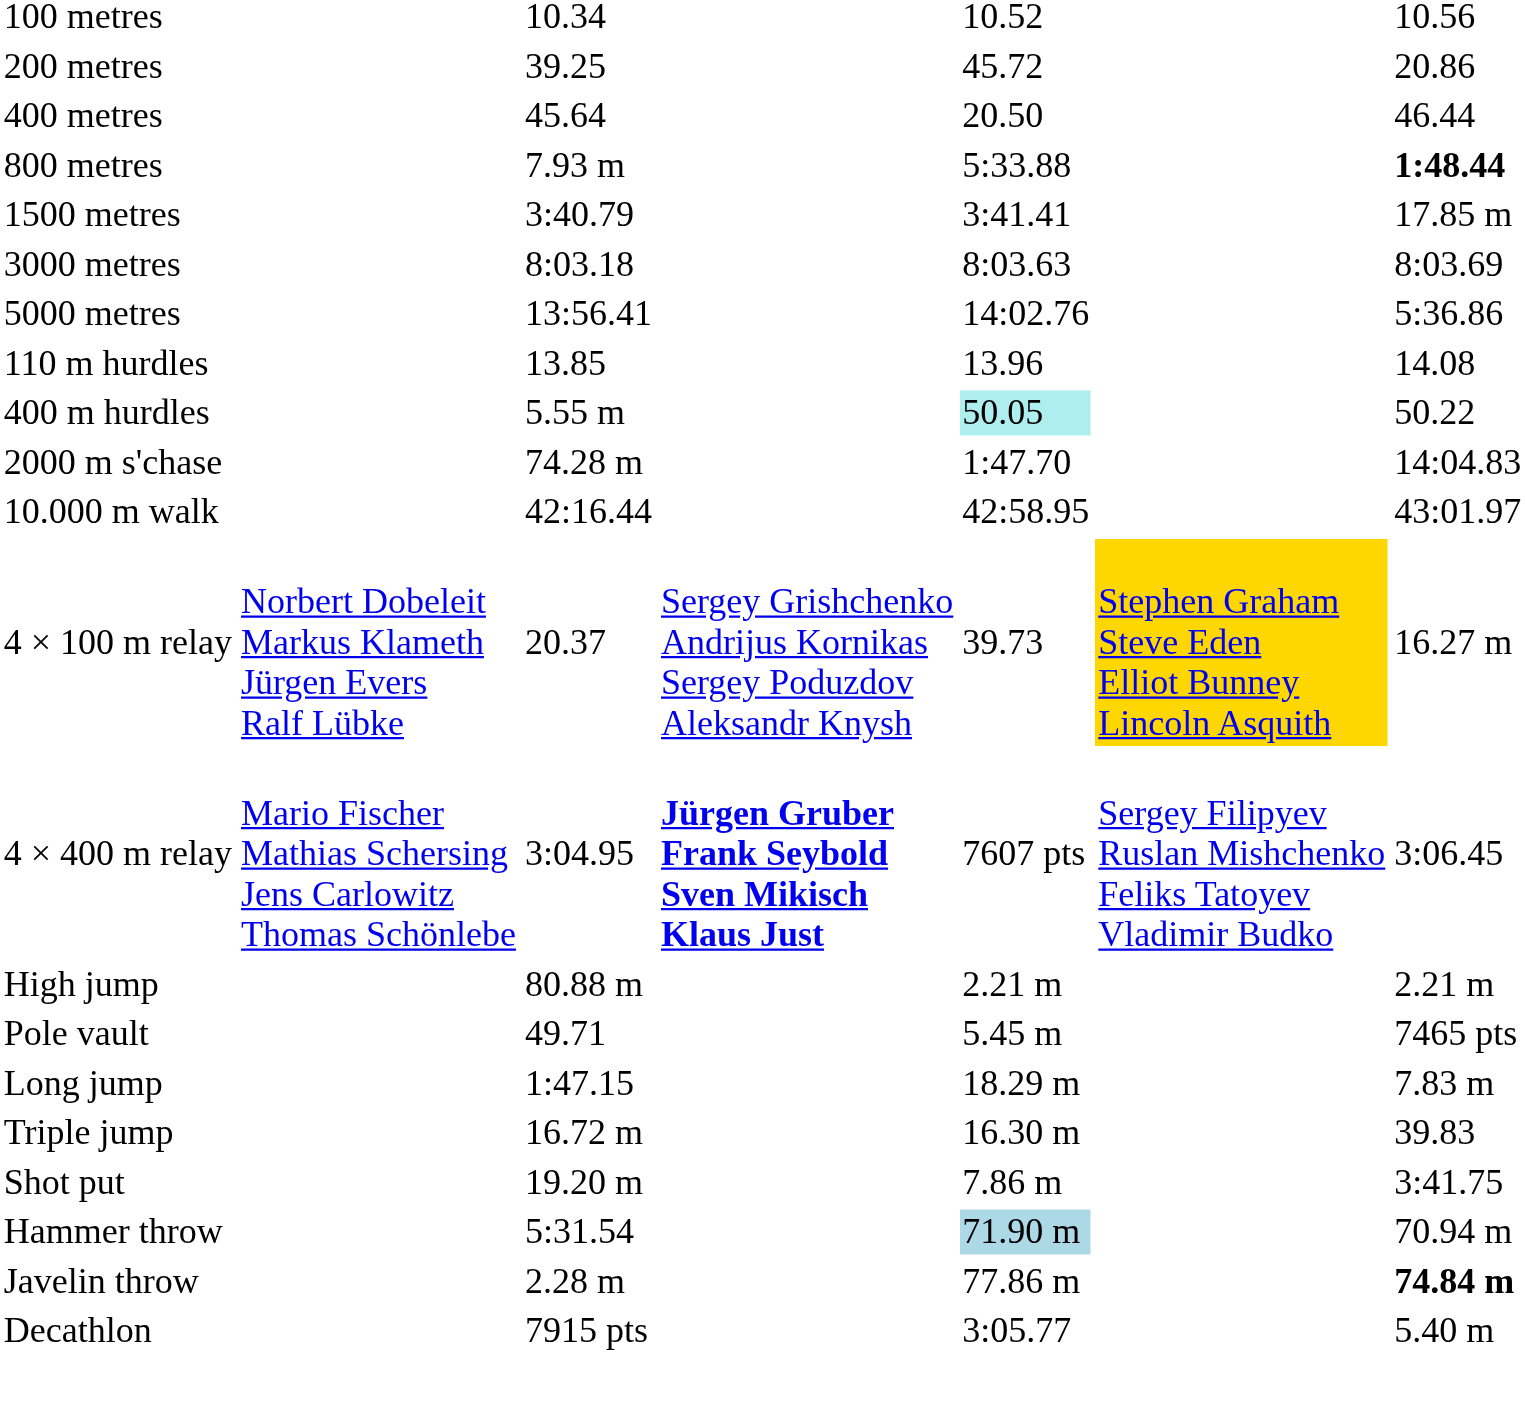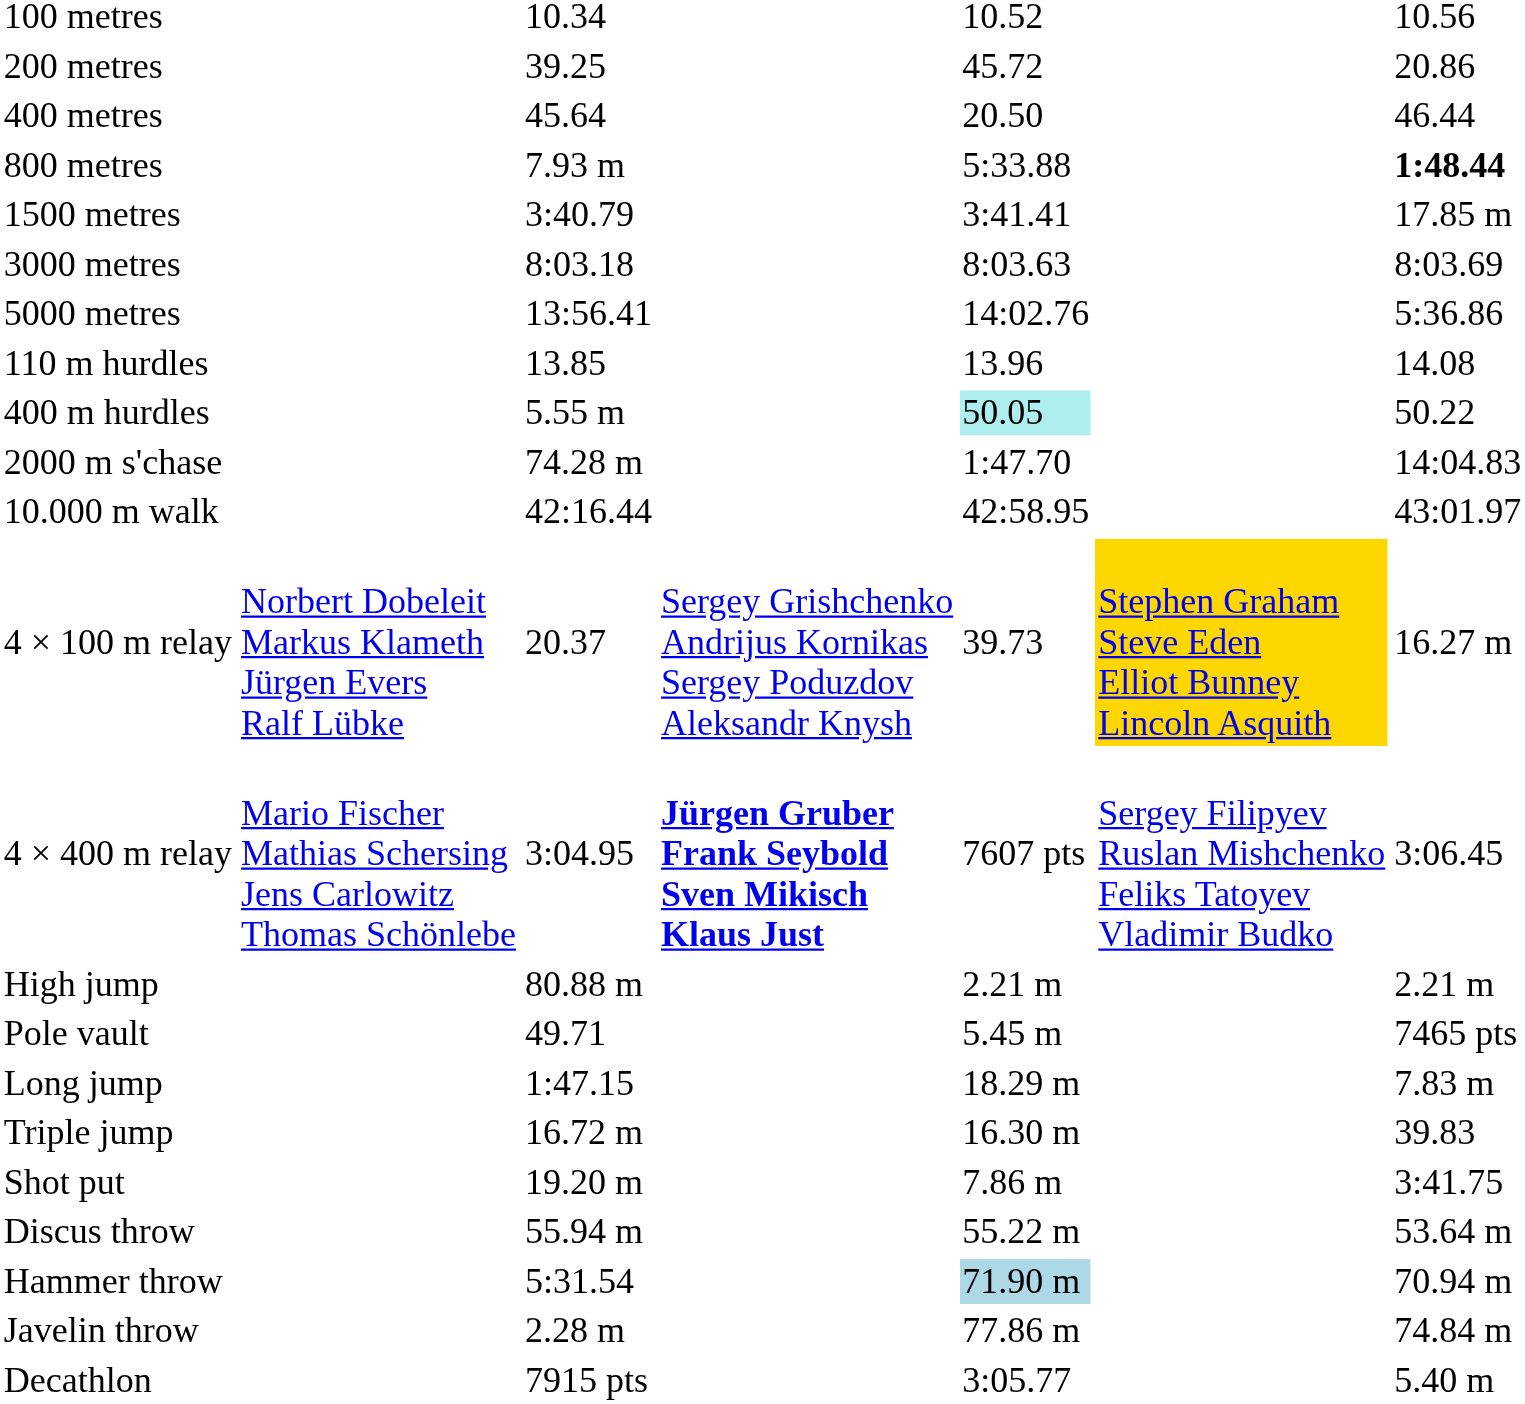+ row: (99, 1231)
(1454, 1280) bold -> (1453, 1330) normal
